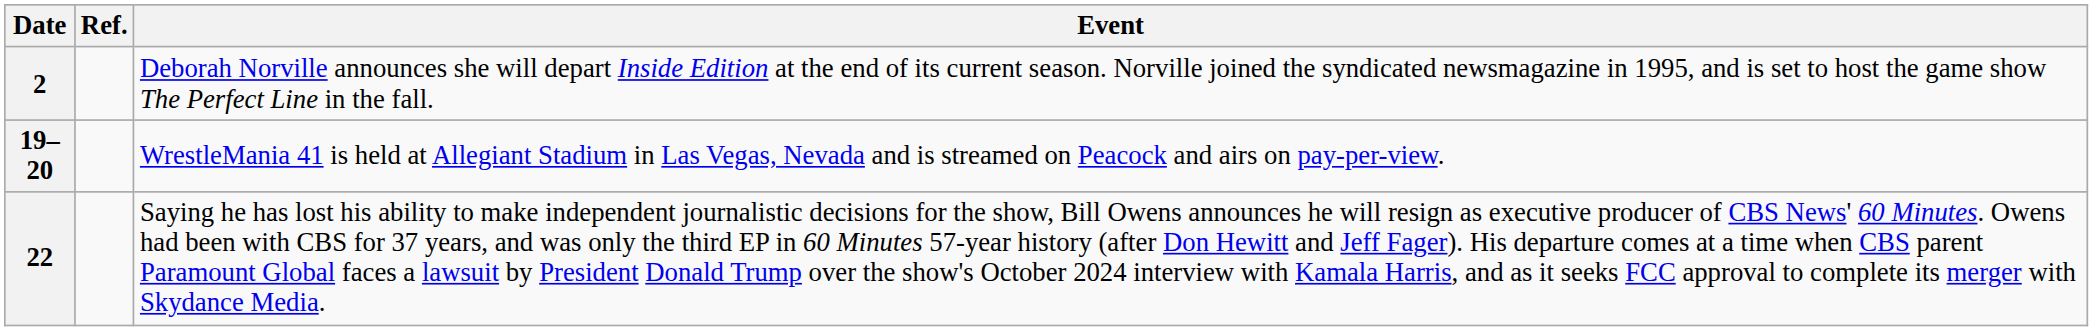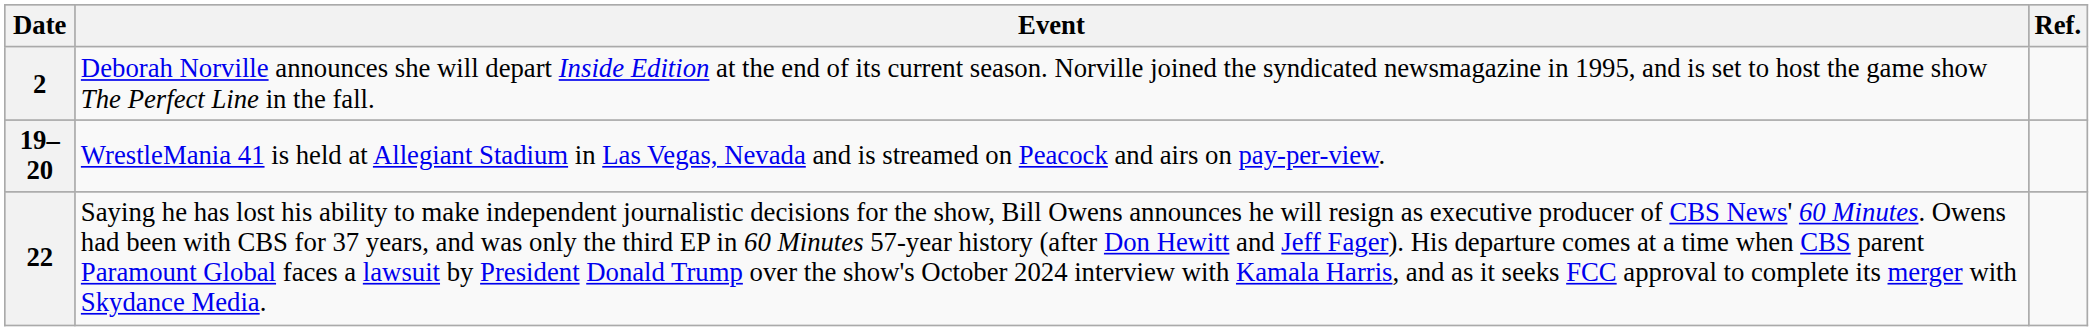columns swapped: (1111, 25) <-> (104, 25)
